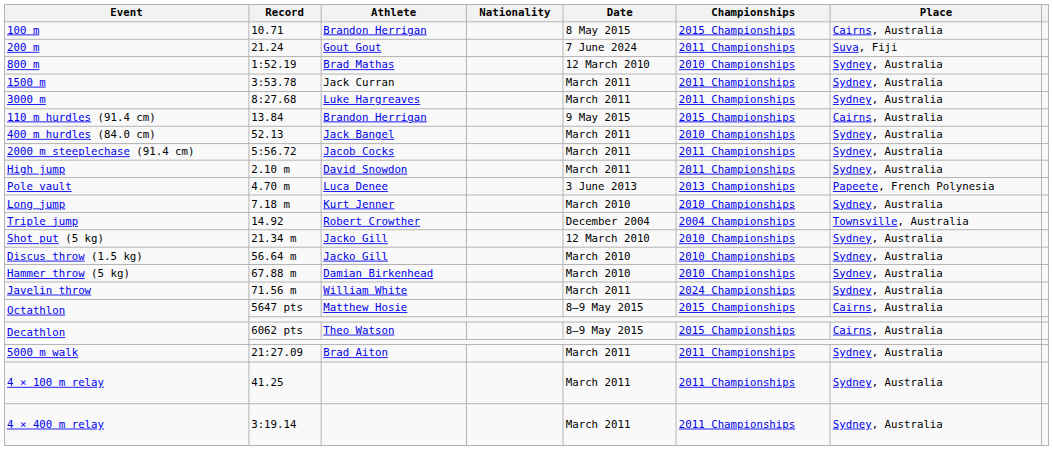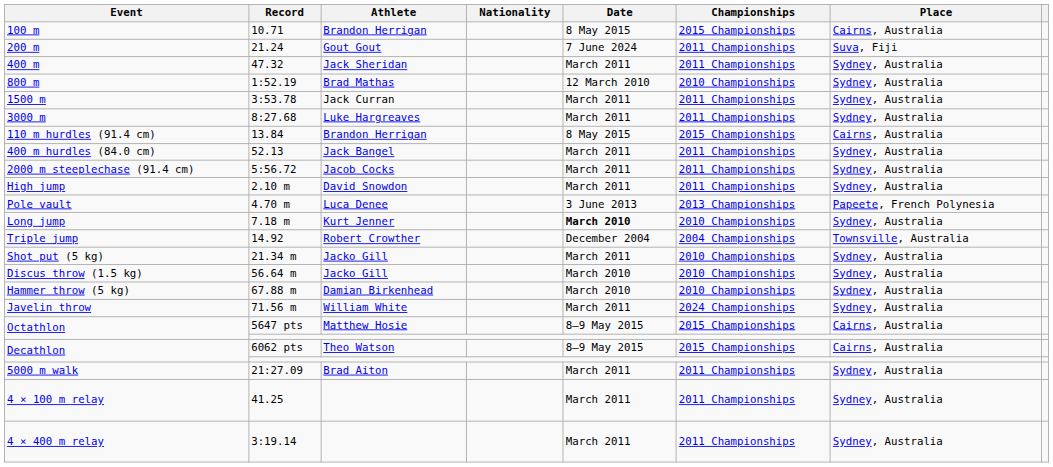+ row: (23, 65)
(598, 118) 9 May 2015 -> (598, 135) 8 May 2015
(737, 135) 2010 Championships -> (737, 152) 2011 Championships
(598, 204) normal -> (598, 222) bold
(608, 239) 12 March 2010 -> (598, 256) March 2011
